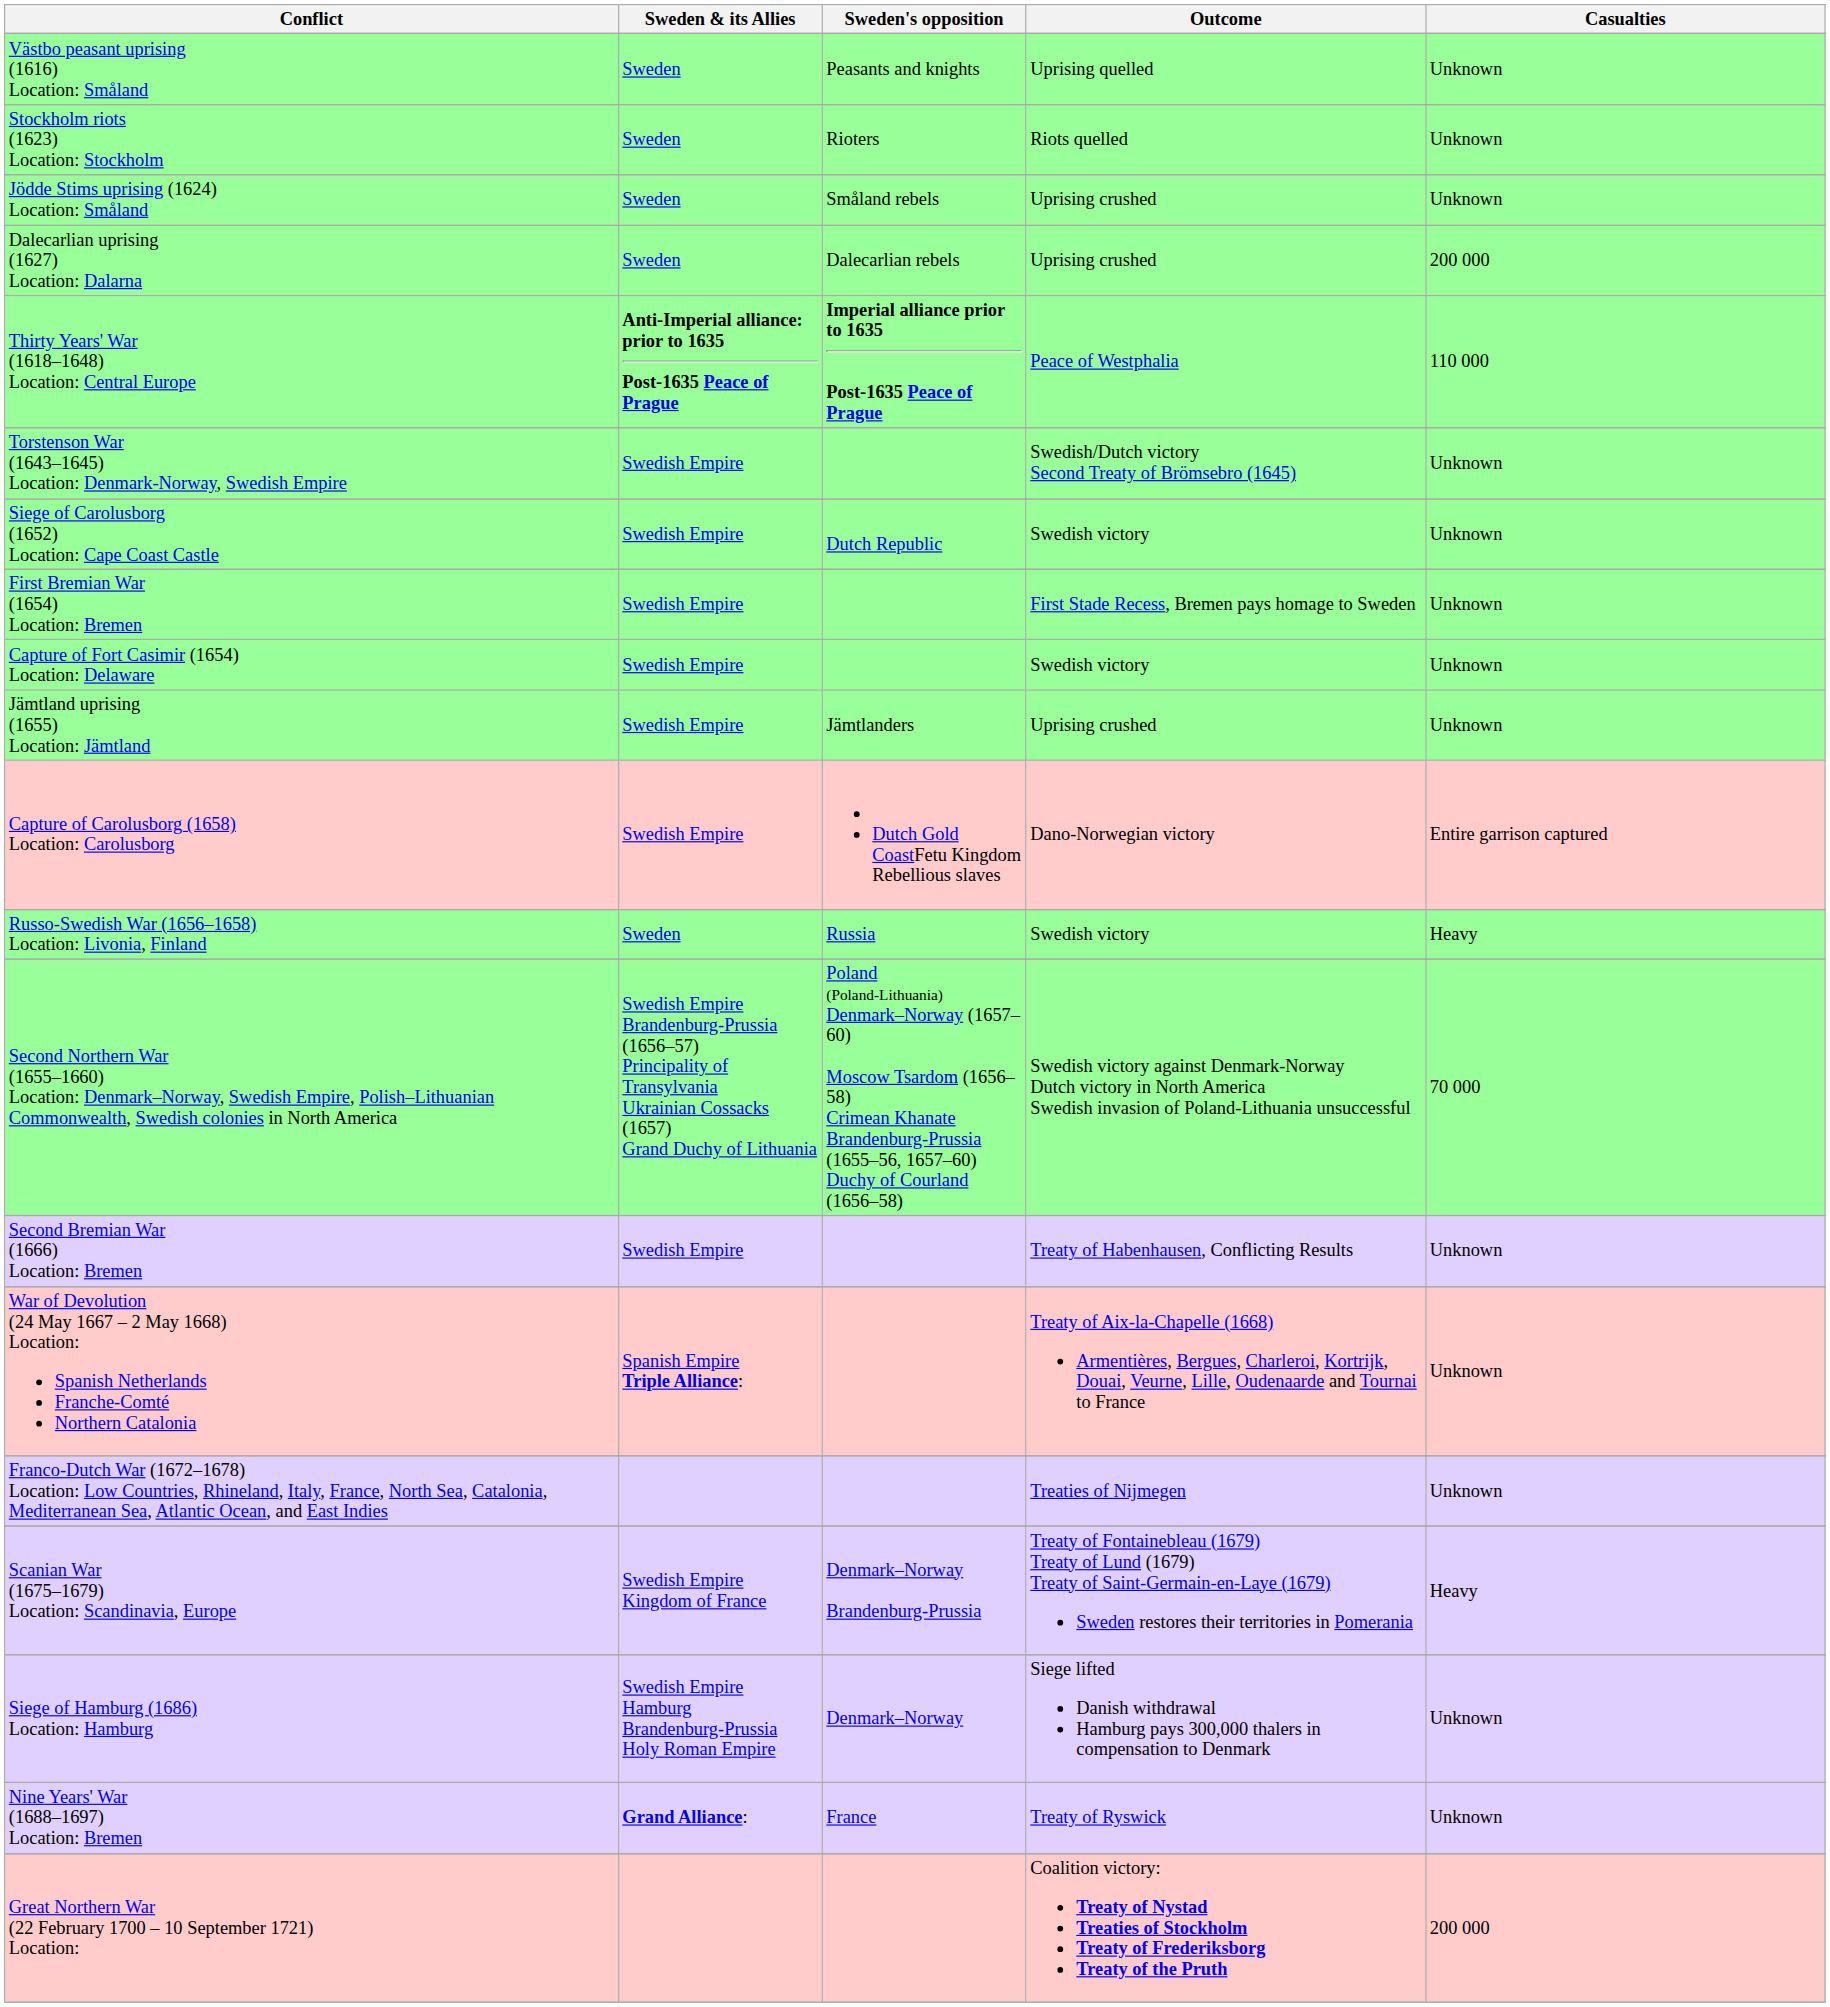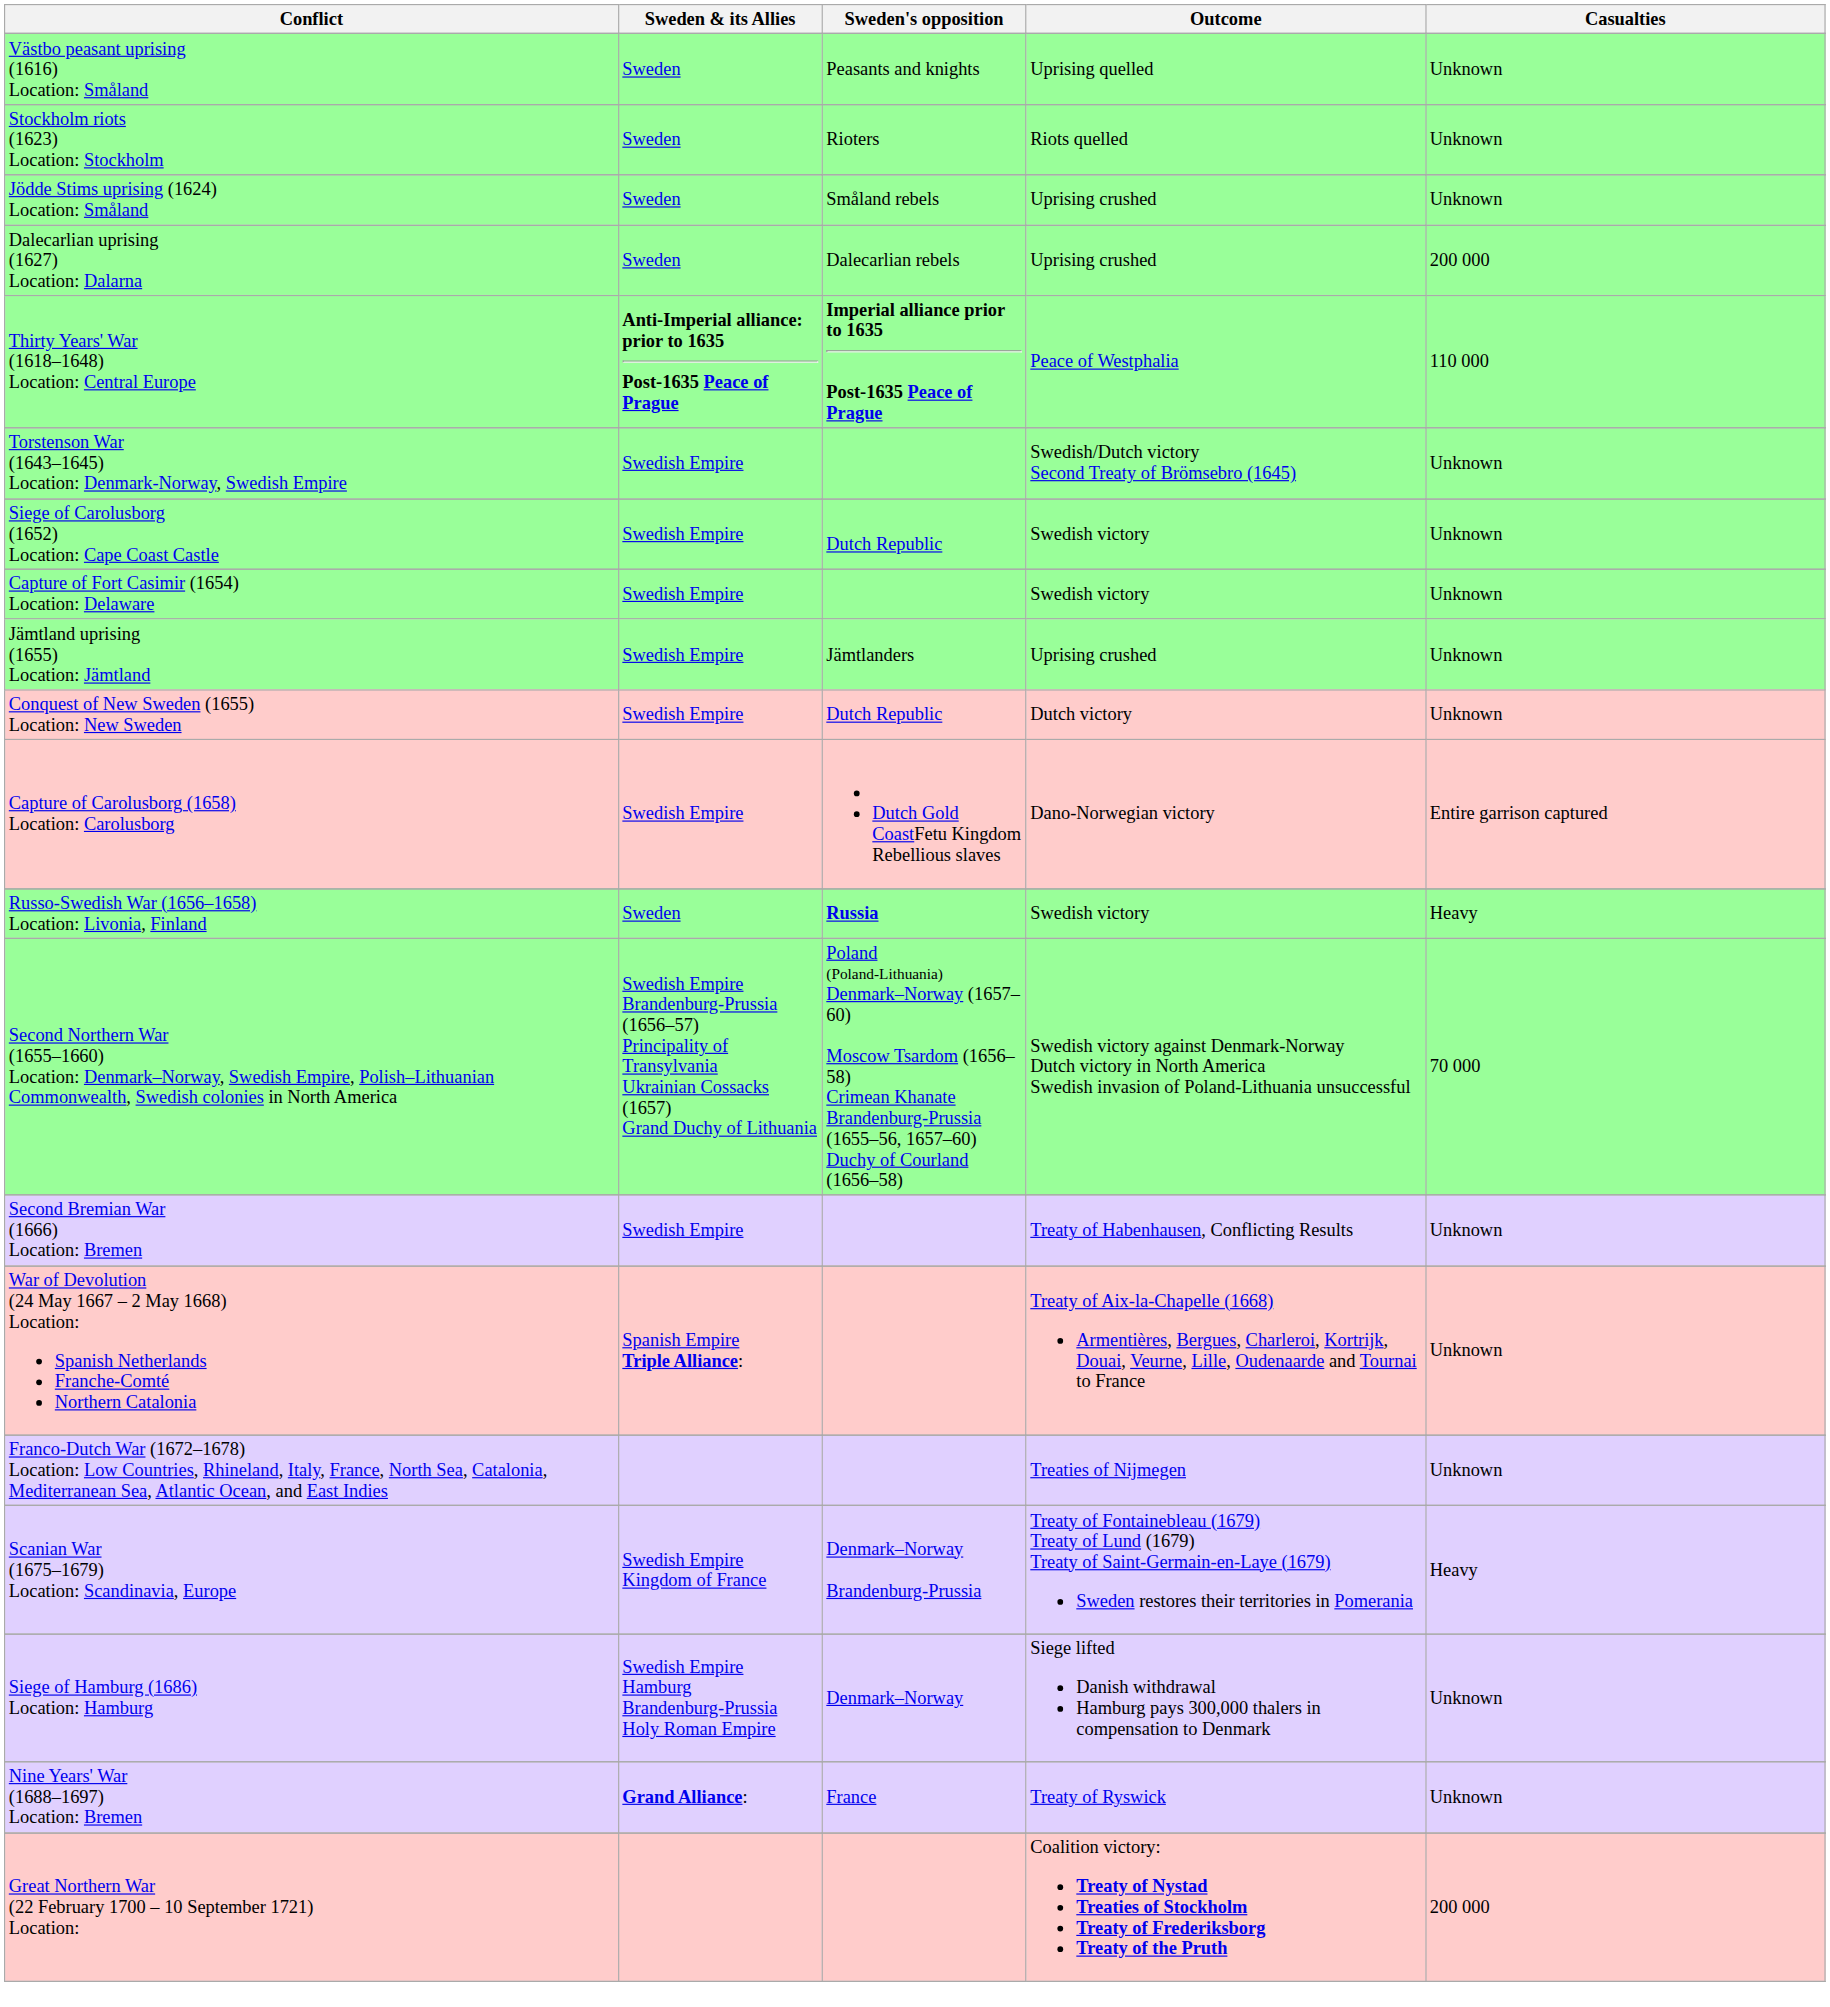- row: (77, 604)
+ row: (131, 714)
(851, 933) normal -> (852, 913) bold
